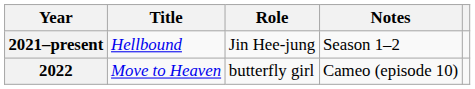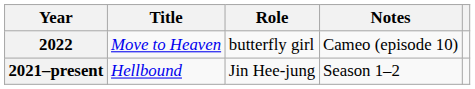rows swapped: (56, 44) <-> (56, 71)
